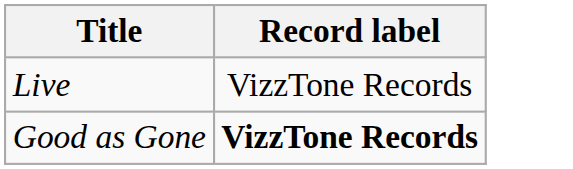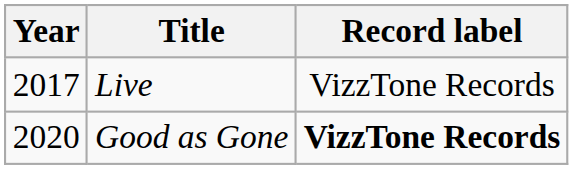+ column: (46, 31)
